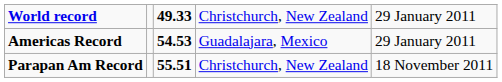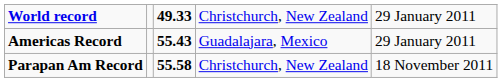(174, 41) 54.53 -> (174, 41) 55.43
(174, 65) 55.51 -> (174, 65) 55.58
